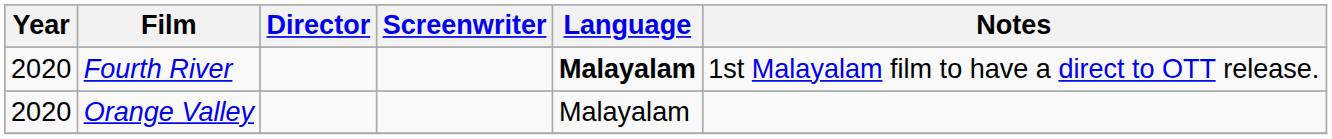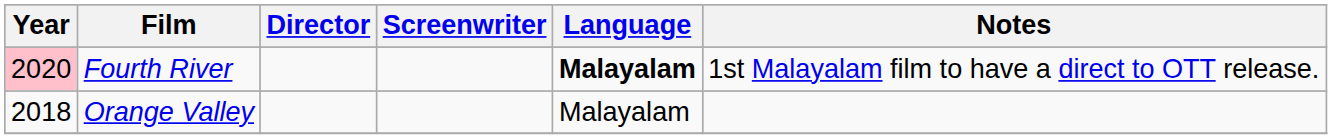(41, 68) no background -> (41, 68) pink background
(41, 111) 2020 -> (41, 111) 2018
